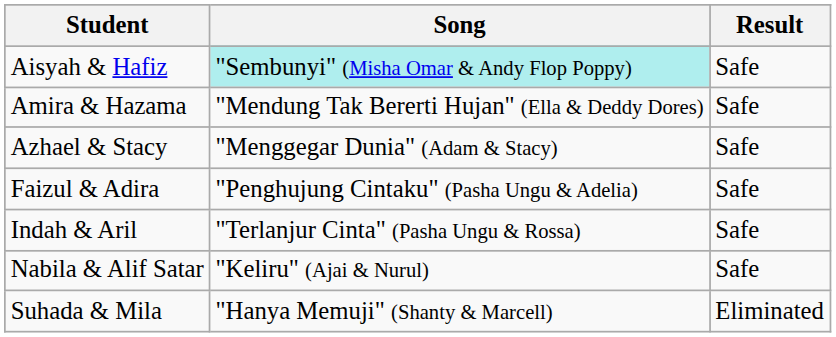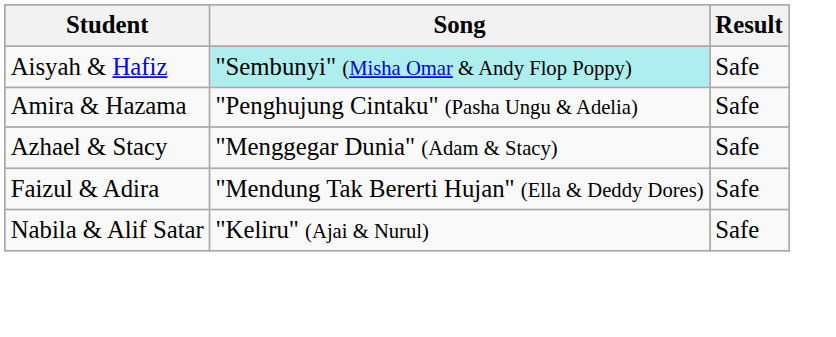(460, 107) "Mendung Tak Bererti Hujan" (Ella & Deddy Dores) -> (427, 107) "Penghujung Cintaku" (Pasha Ungu & Adelia)
(427, 188) "Penghujung Cintaku" (Pasha Ungu & Adelia) -> (460, 188) "Mendung Tak Bererti Hujan" (Ella & Deddy Dores)
- row: (74, 229)
- row: (86, 311)
